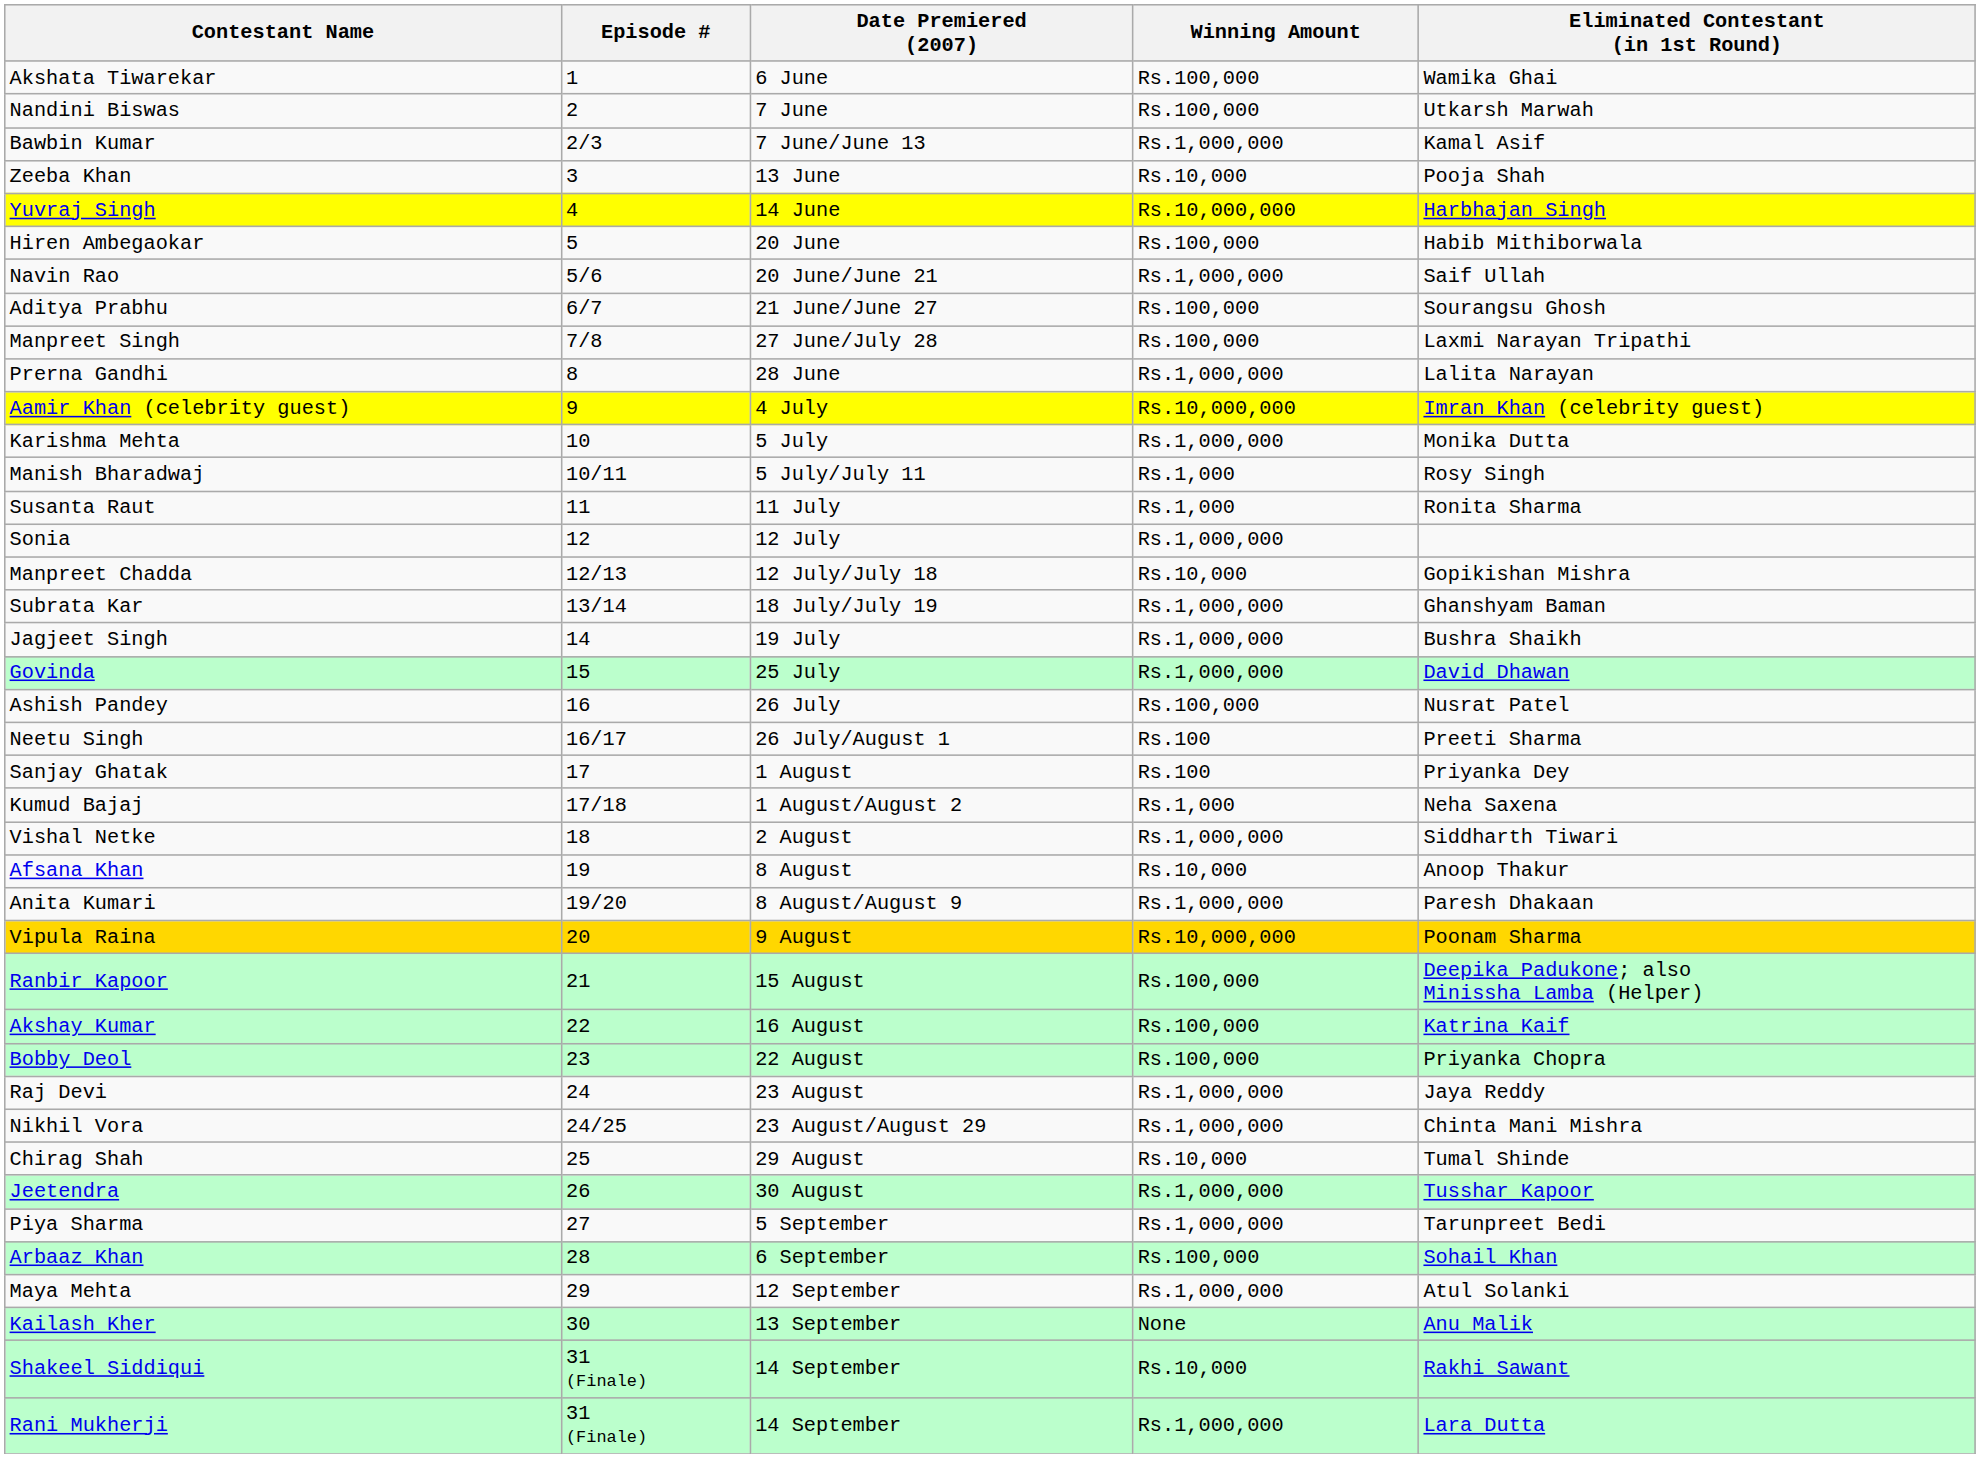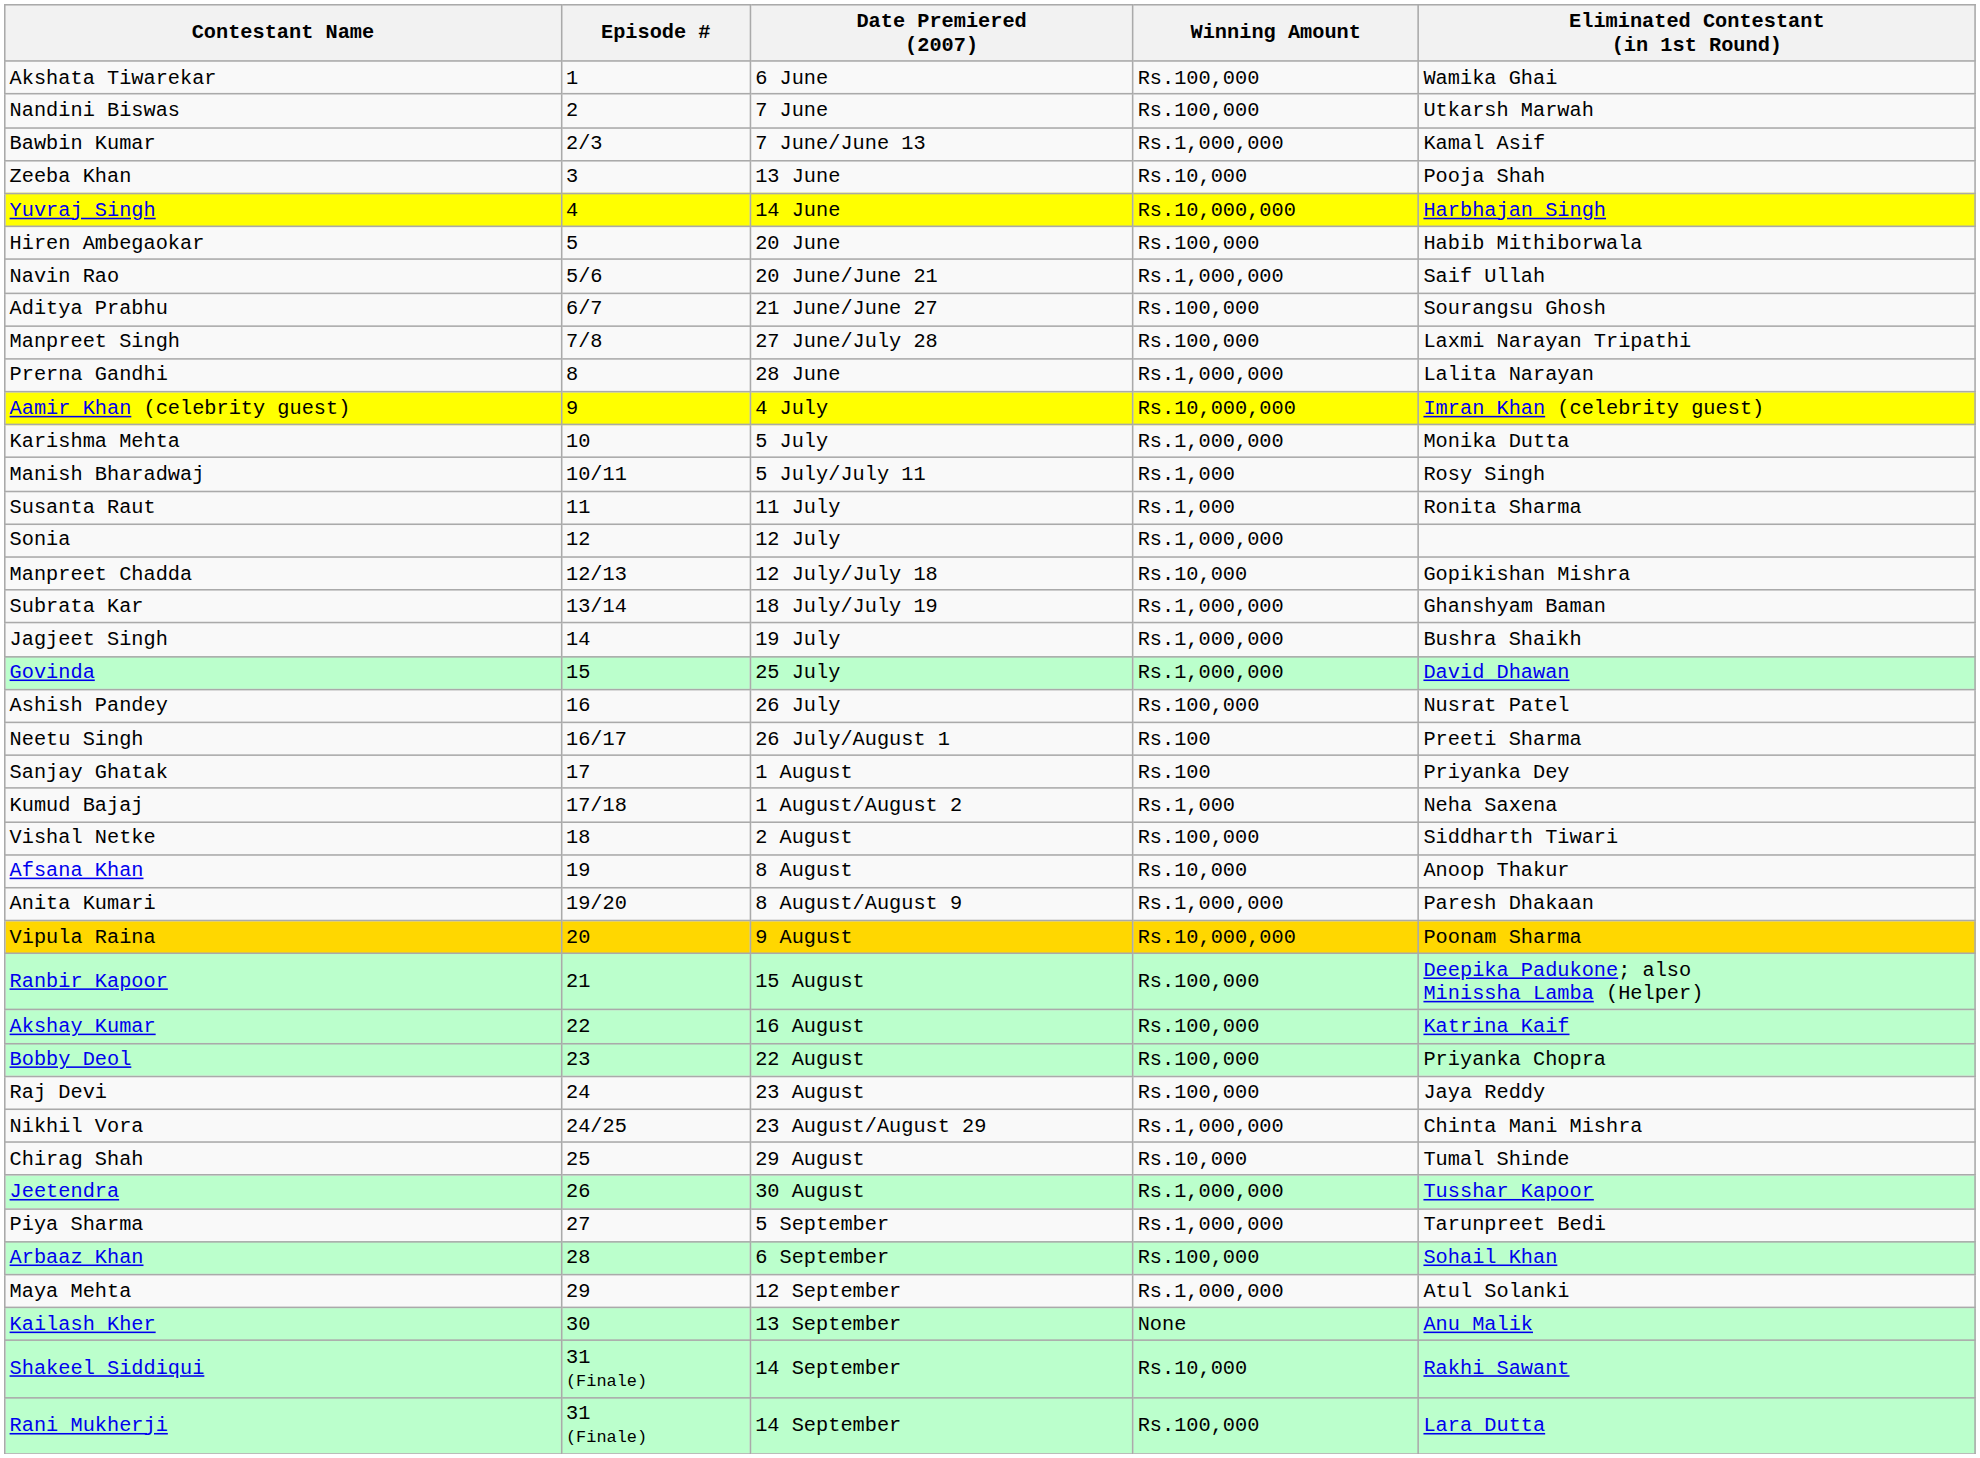(1211, 838) Rs.1,000,000 -> (1198, 838) Rs.100,000
(1211, 1093) Rs.1,000,000 -> (1198, 1093) Rs.100,000
(1211, 1425) Rs.1,000,000 -> (1198, 1425) Rs.100,000
